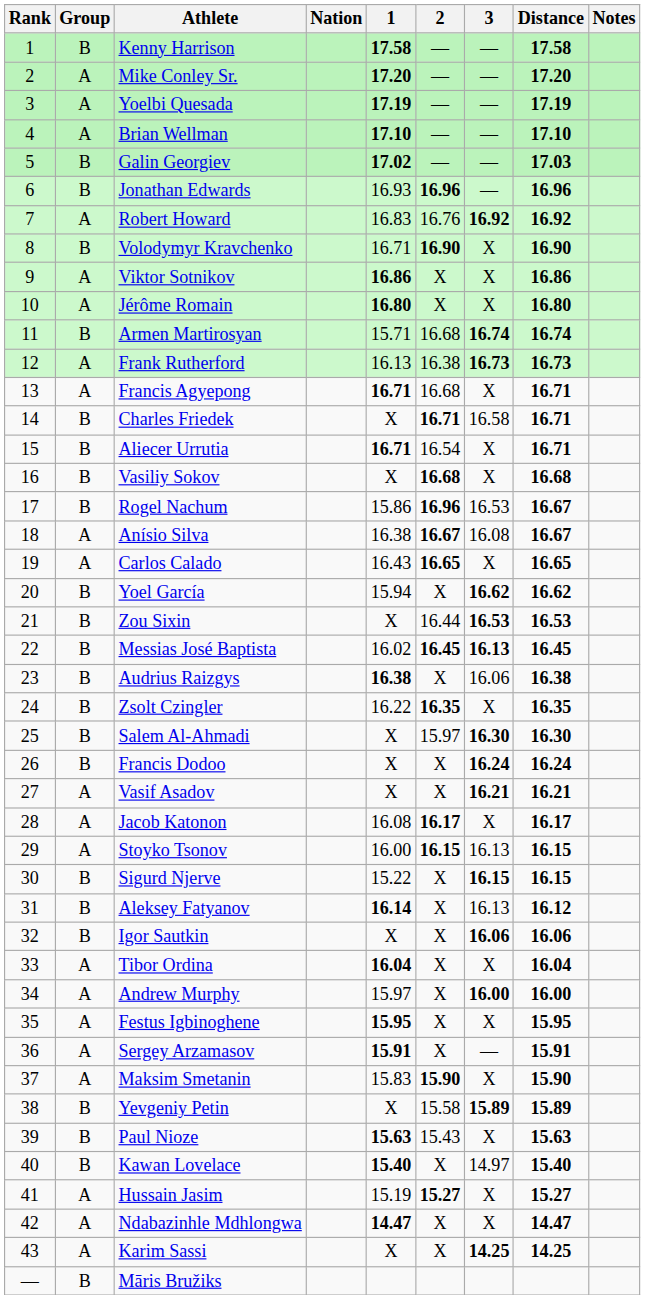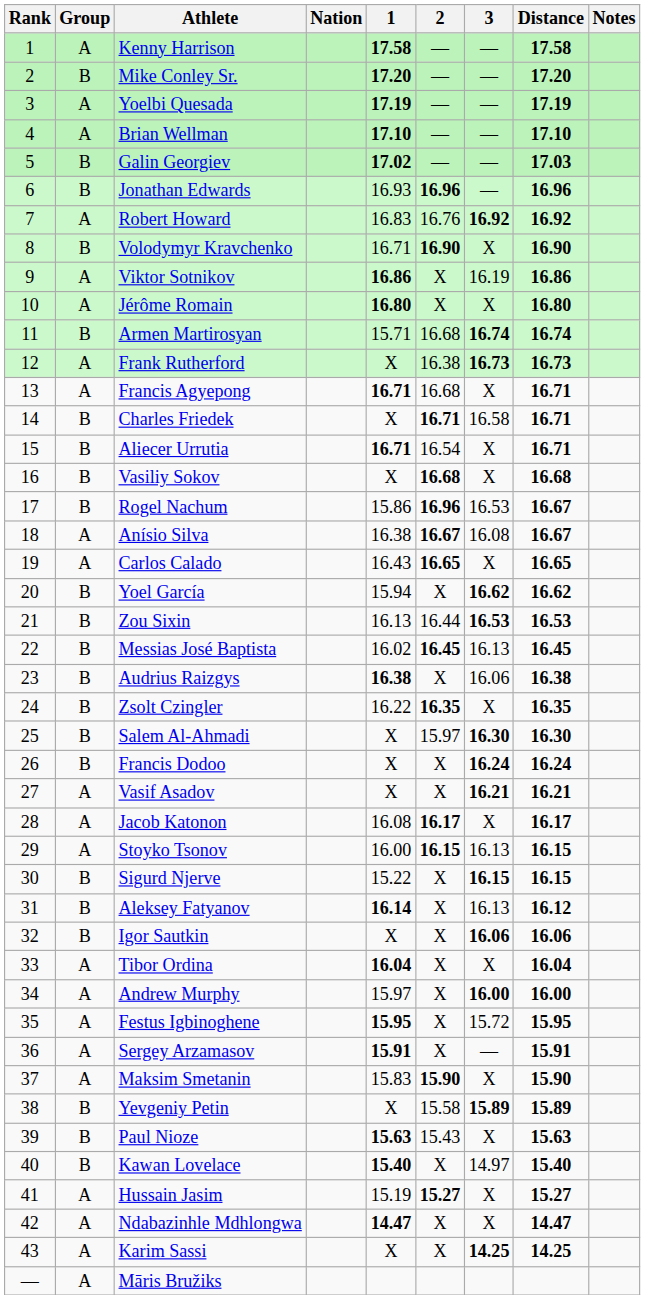(85, 47) B -> (85, 47) A
(85, 76) A -> (85, 76) B
(489, 276) X -> (489, 276) 16.19
(391, 362) 16.13 -> (391, 362) X
(391, 620) X -> (391, 620) 16.13
(489, 649) bold -> (489, 649) normal
(489, 1022) X -> (489, 1022) 15.72
(85, 1280) B -> (85, 1280) A
